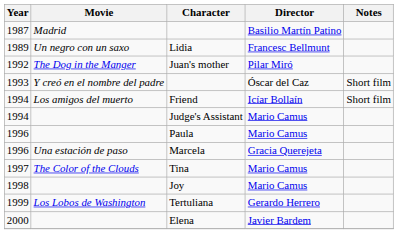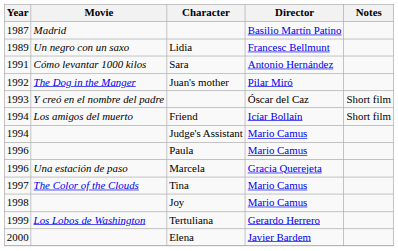+ row: (18, 64)
